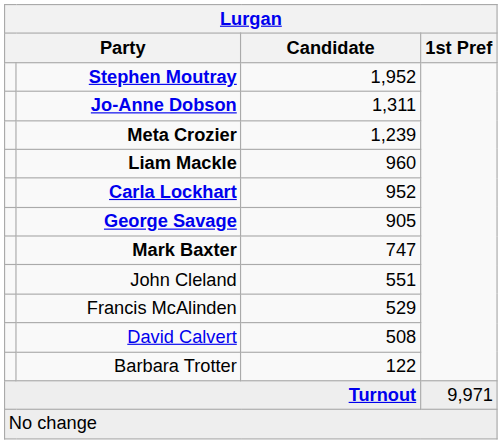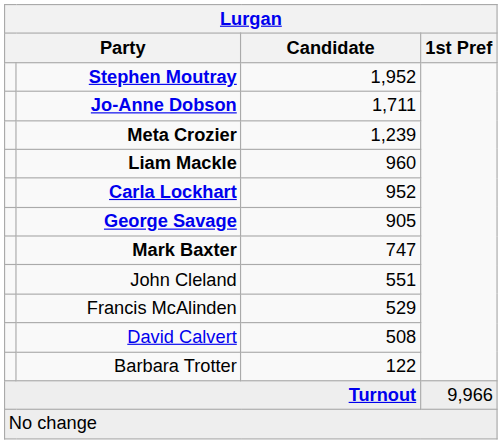(394, 105) 1,311 -> (394, 105) 1,711
(470, 395) 9,971 -> (470, 395) 9,966
